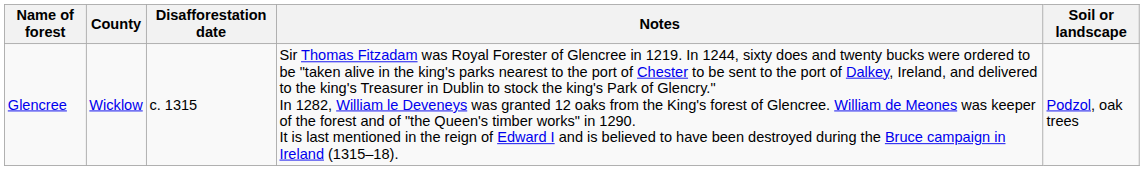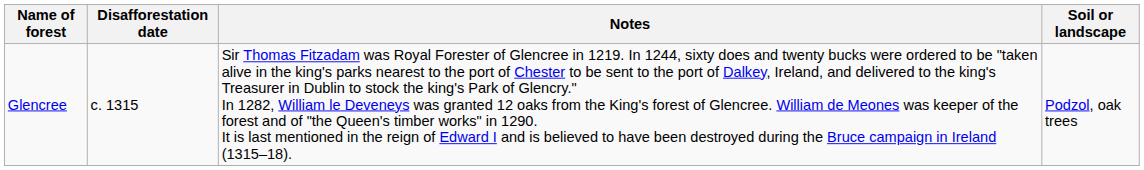- column: (116, 24)
